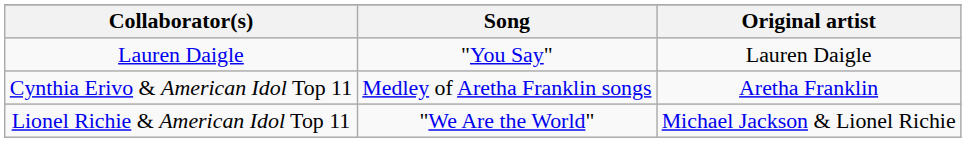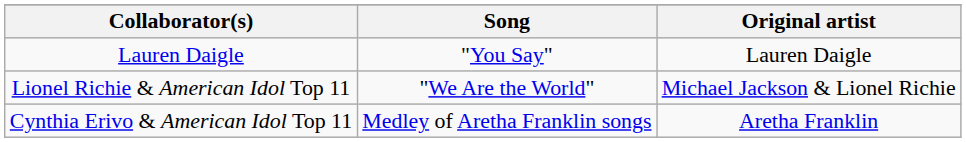rows swapped: (181, 87) <-> (181, 120)
